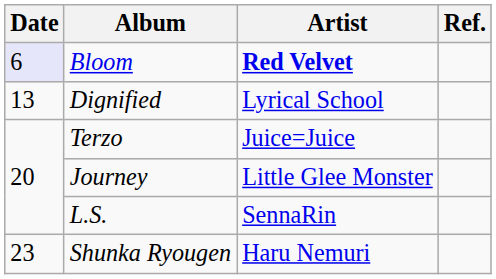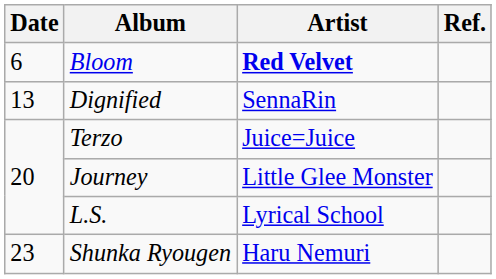(16, 61) lavender background -> (16, 61) no background
(313, 100) Lyrical School -> (289, 100) SennaRin
(289, 215) SennaRin -> (313, 215) Lyrical School
